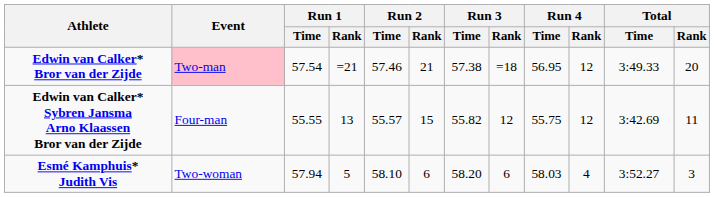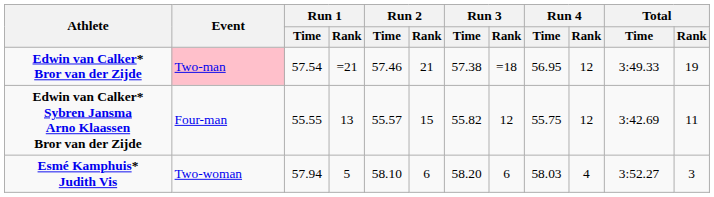(692, 66) 20 -> (692, 66) 19
